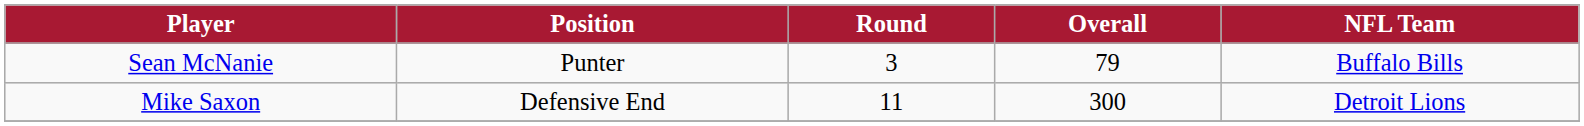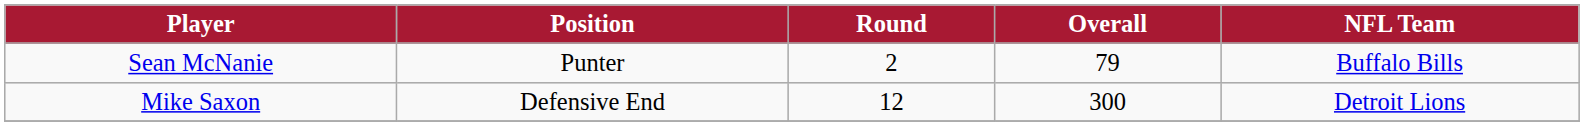(891, 62) 3 -> (891, 62) 2
(891, 101) 11 -> (891, 101) 12
